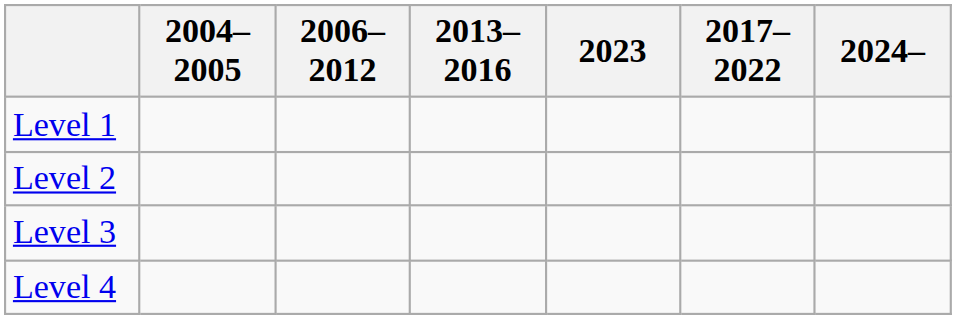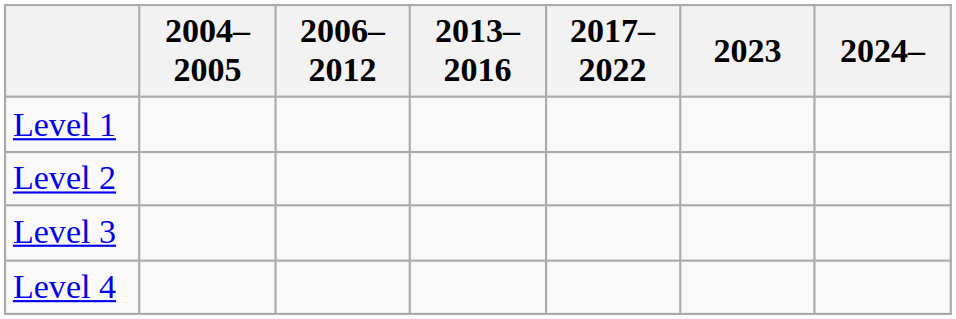columns swapped: (748, 50) <-> (613, 50)
